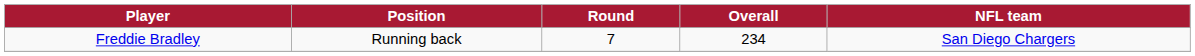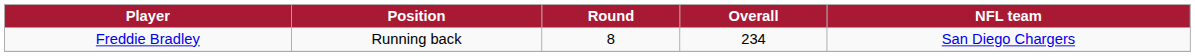(611, 39) 7 -> (611, 39) 8
